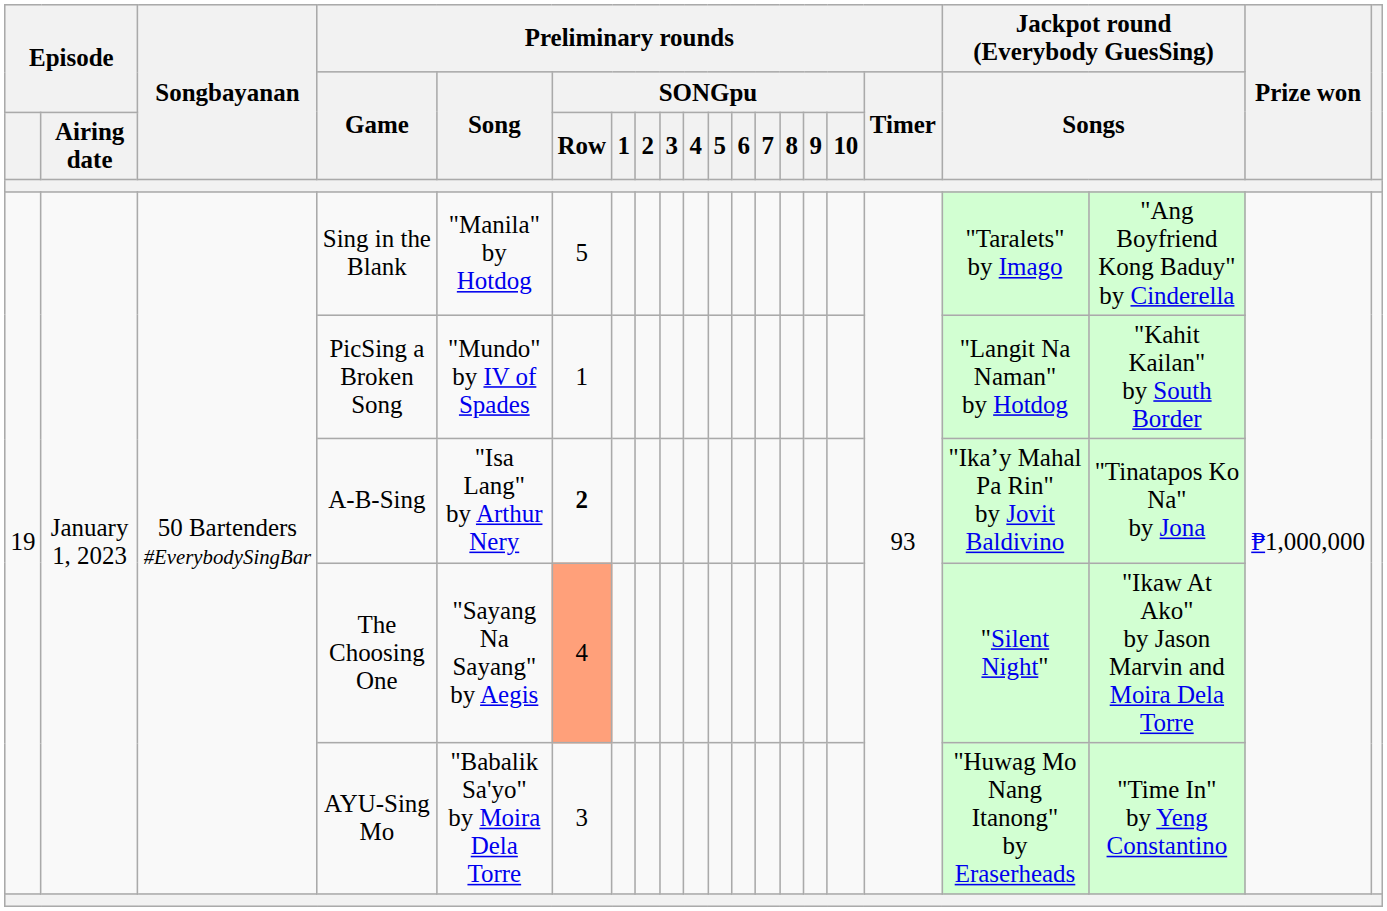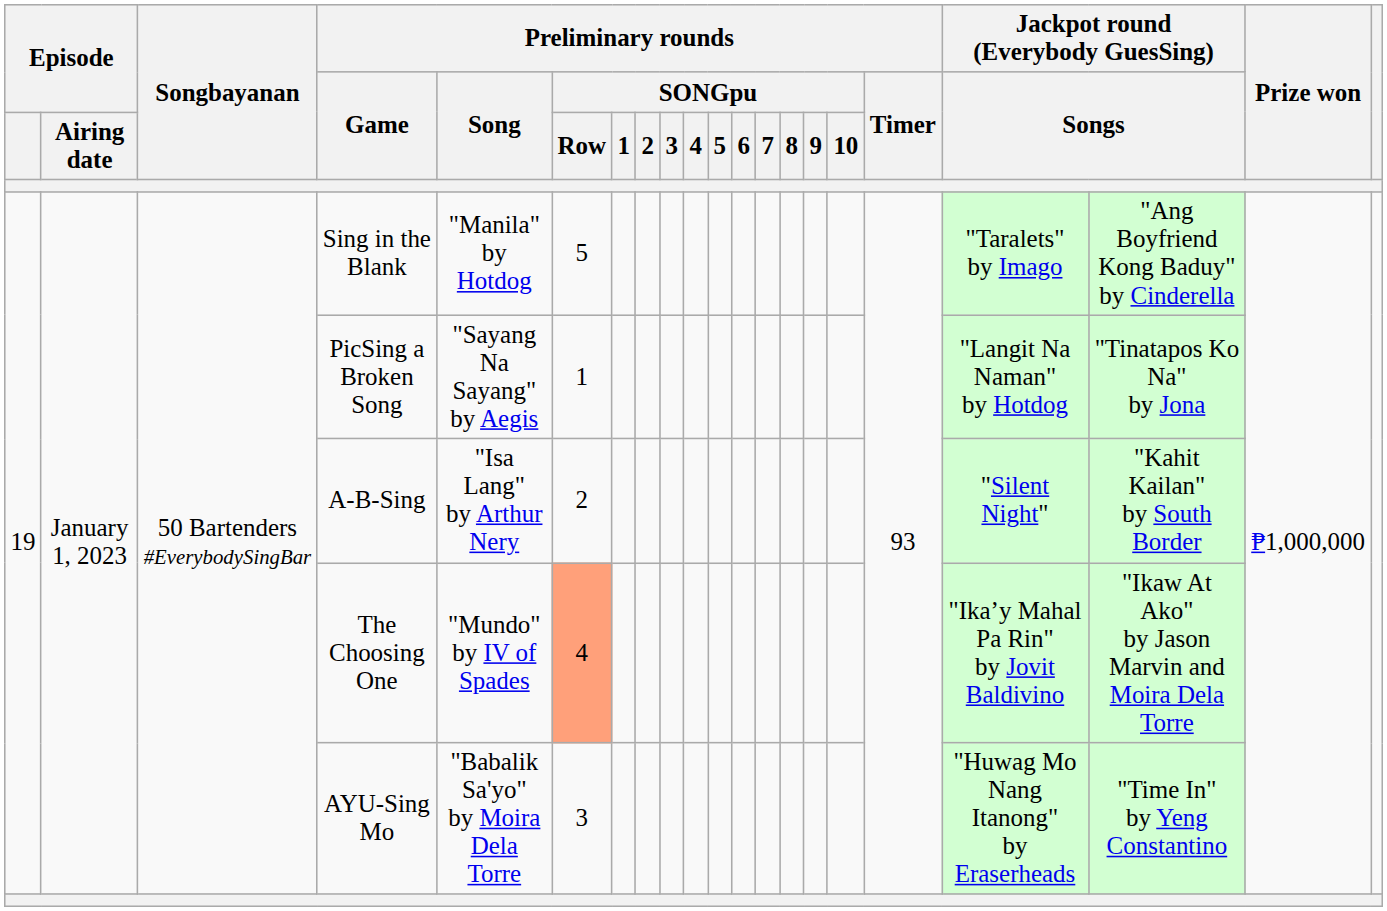(494, 376) "Mundo" by IV of Spades -> (494, 376) "Sayang Na Sayang" by Aegis
(1167, 376) "Kahit Kailan" by South Border -> (1167, 376) "Tinatapos Ko Na" by Jona
(582, 500) bold -> (582, 500) normal
(1015, 500) "Ika’y Mahal Pa Rin" by Jovit Baldivino -> (1015, 500) "Silent Night"
(1167, 500) "Tinatapos Ko Na" by Jona -> (1167, 500) "Kahit Kailan" by South Border
(494, 652) "Sayang Na Sayang" by Aegis -> (494, 652) "Mundo" by IV of Spades
(1015, 652) "Silent Night" -> (1015, 652) "Ika’y Mahal Pa Rin" by Jovit Baldivino
